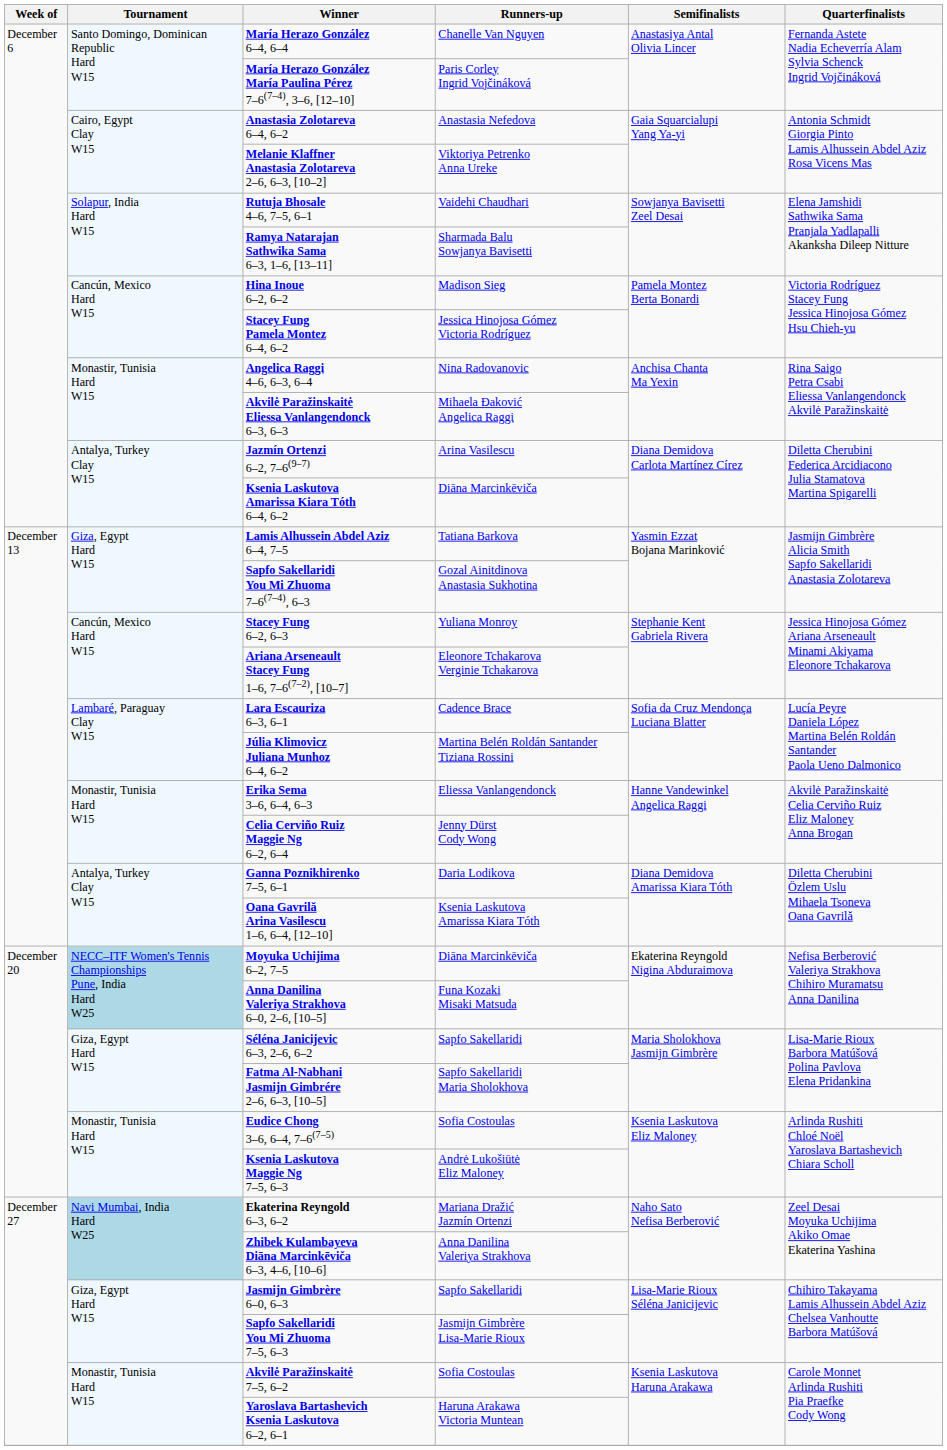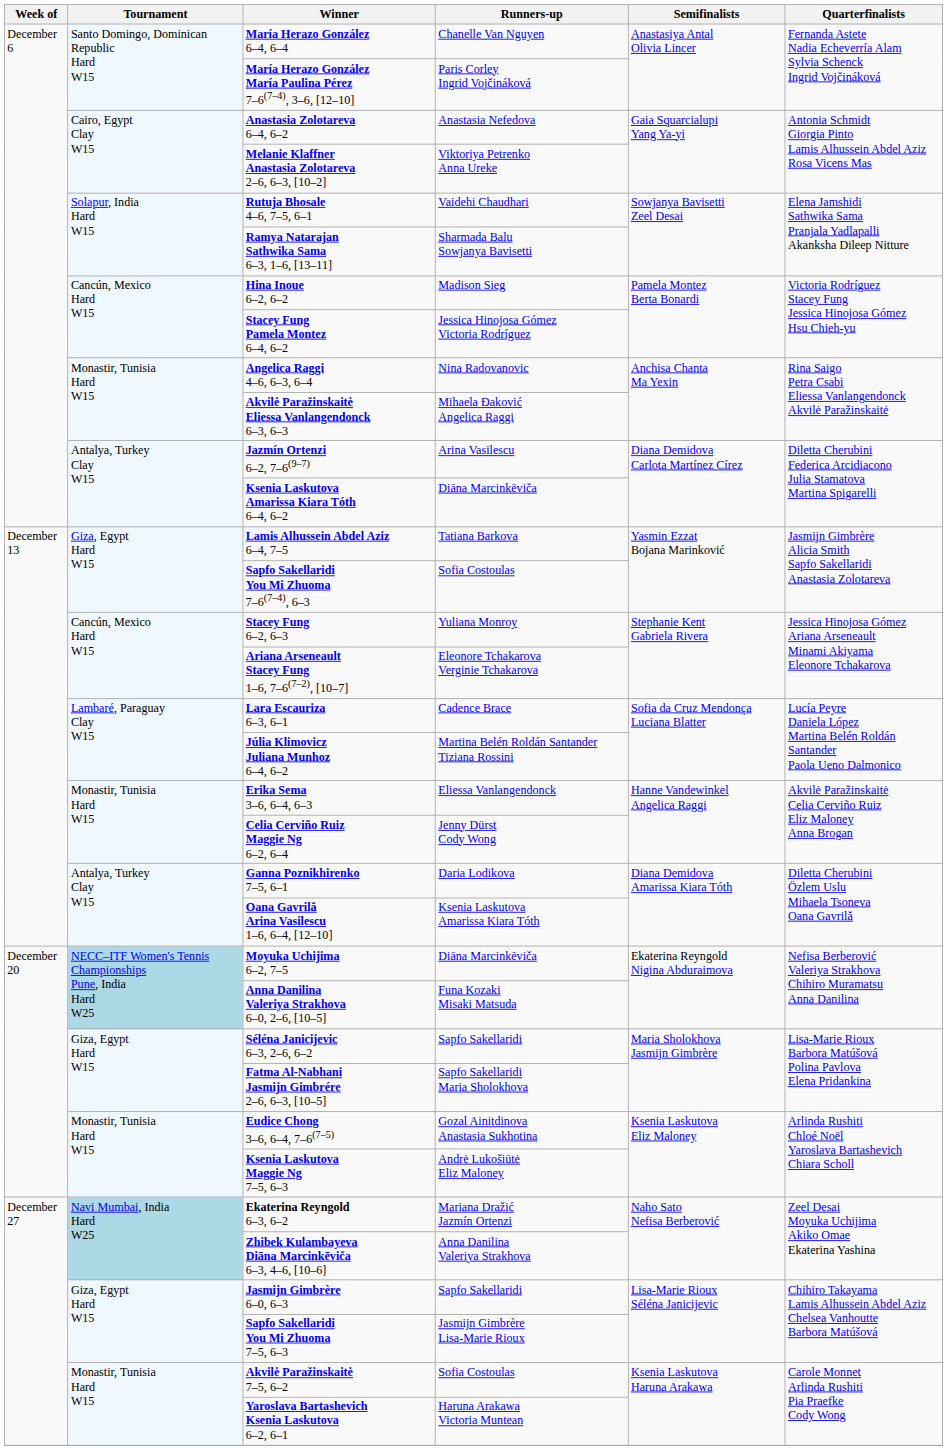(488, 577) Gozal Ainitdinova Anastasia Sukhotina -> (476, 570) Sofia Costoulas
(476, 1121) Sofia Costoulas -> (488, 1128) Gozal Ainitdinova Anastasia Sukhotina
